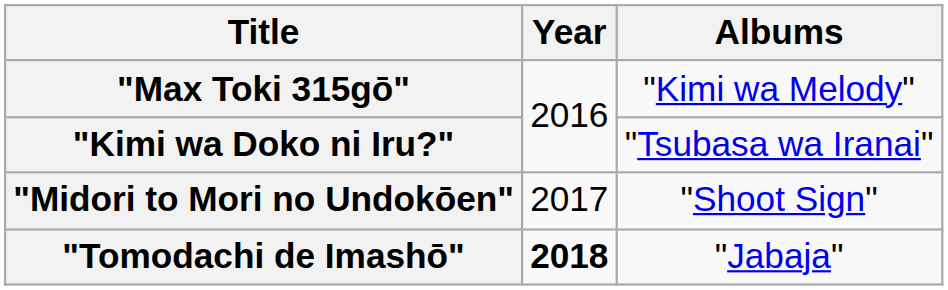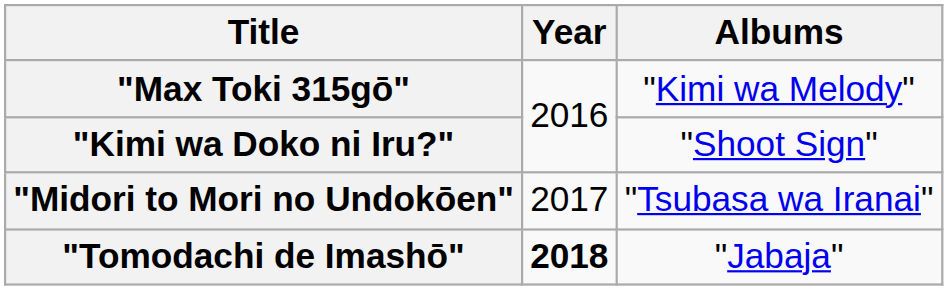(779, 144) "Tsubasa wa Iranai" -> (779, 144) "Shoot Sign"
(779, 199) "Shoot Sign" -> (779, 199) "Tsubasa wa Iranai"
